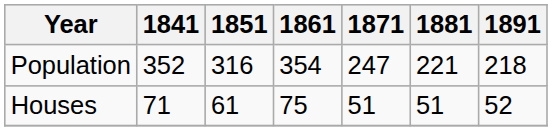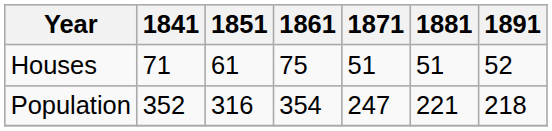rows swapped: (71, 65) <-> (54, 105)
